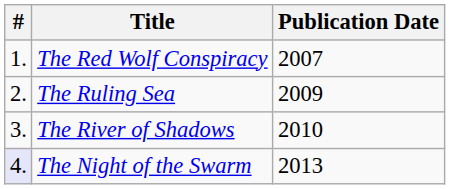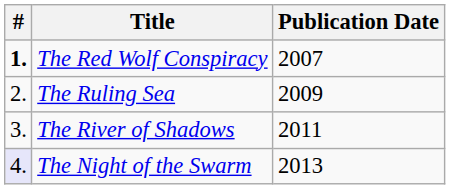(18, 58) normal -> (18, 58) bold
(301, 129) 2010 -> (300, 129) 2011
